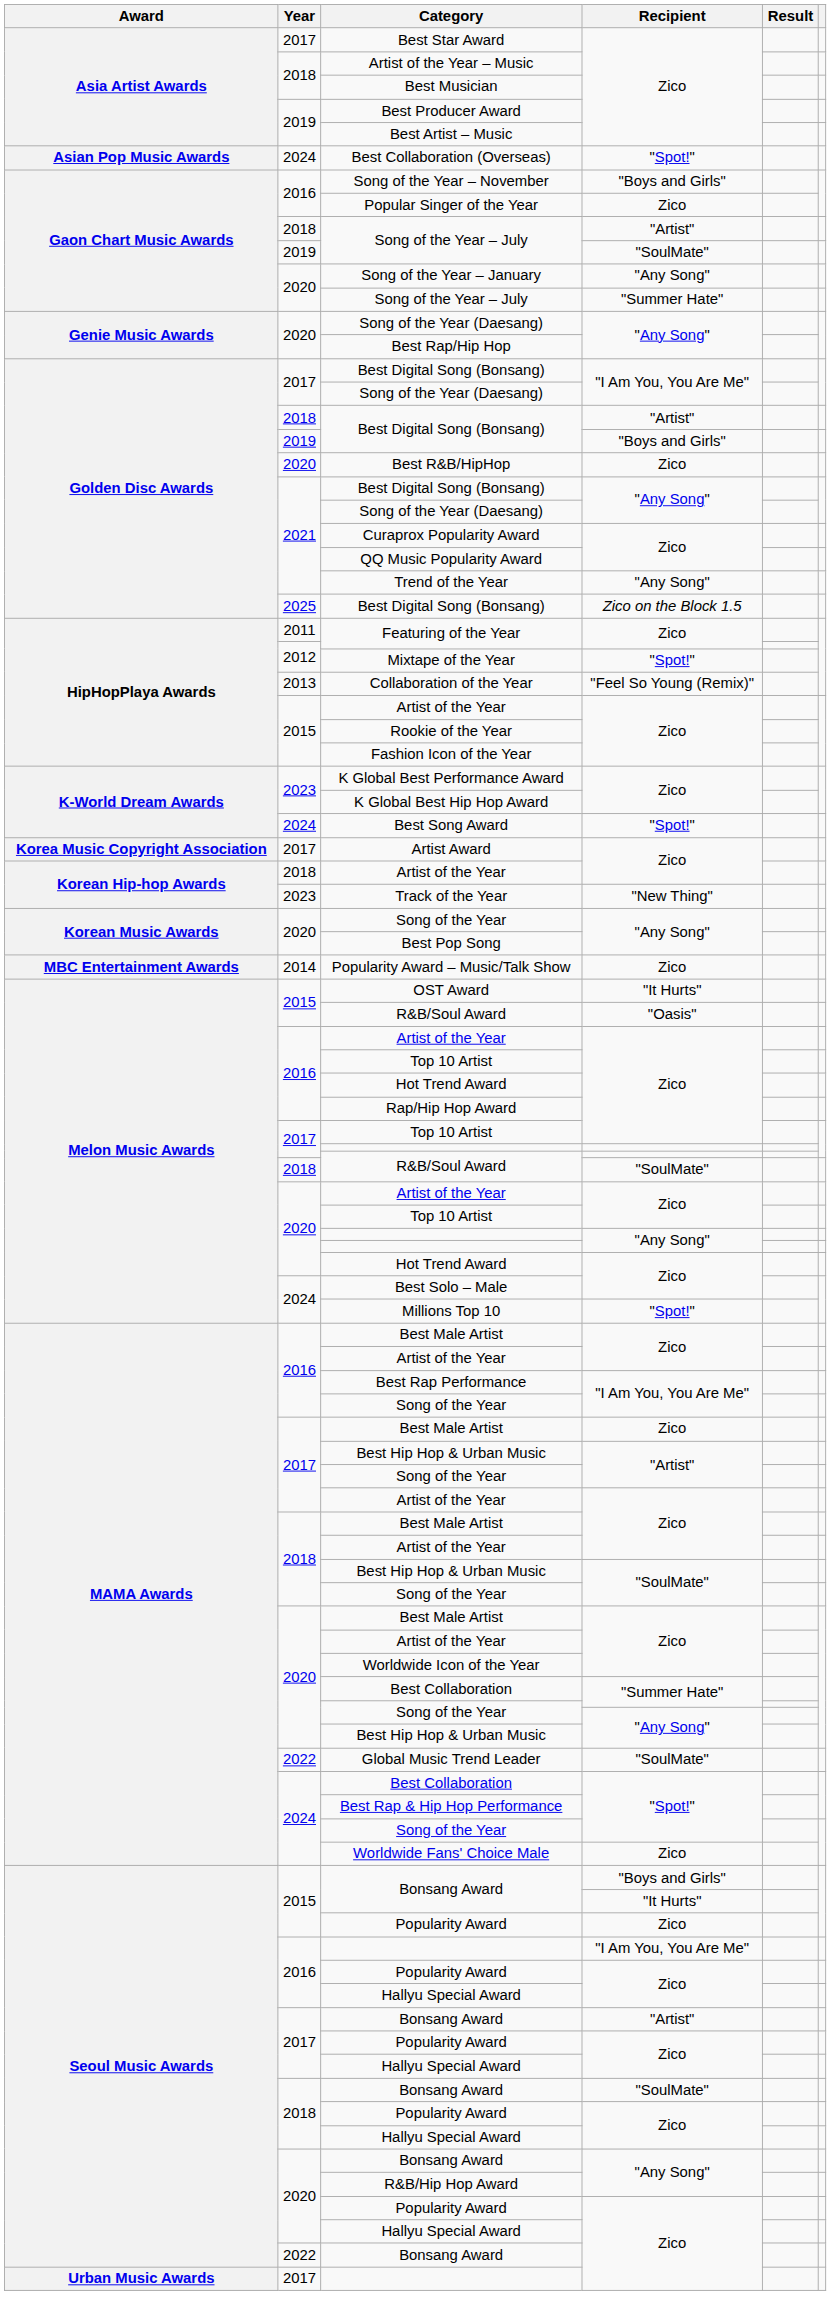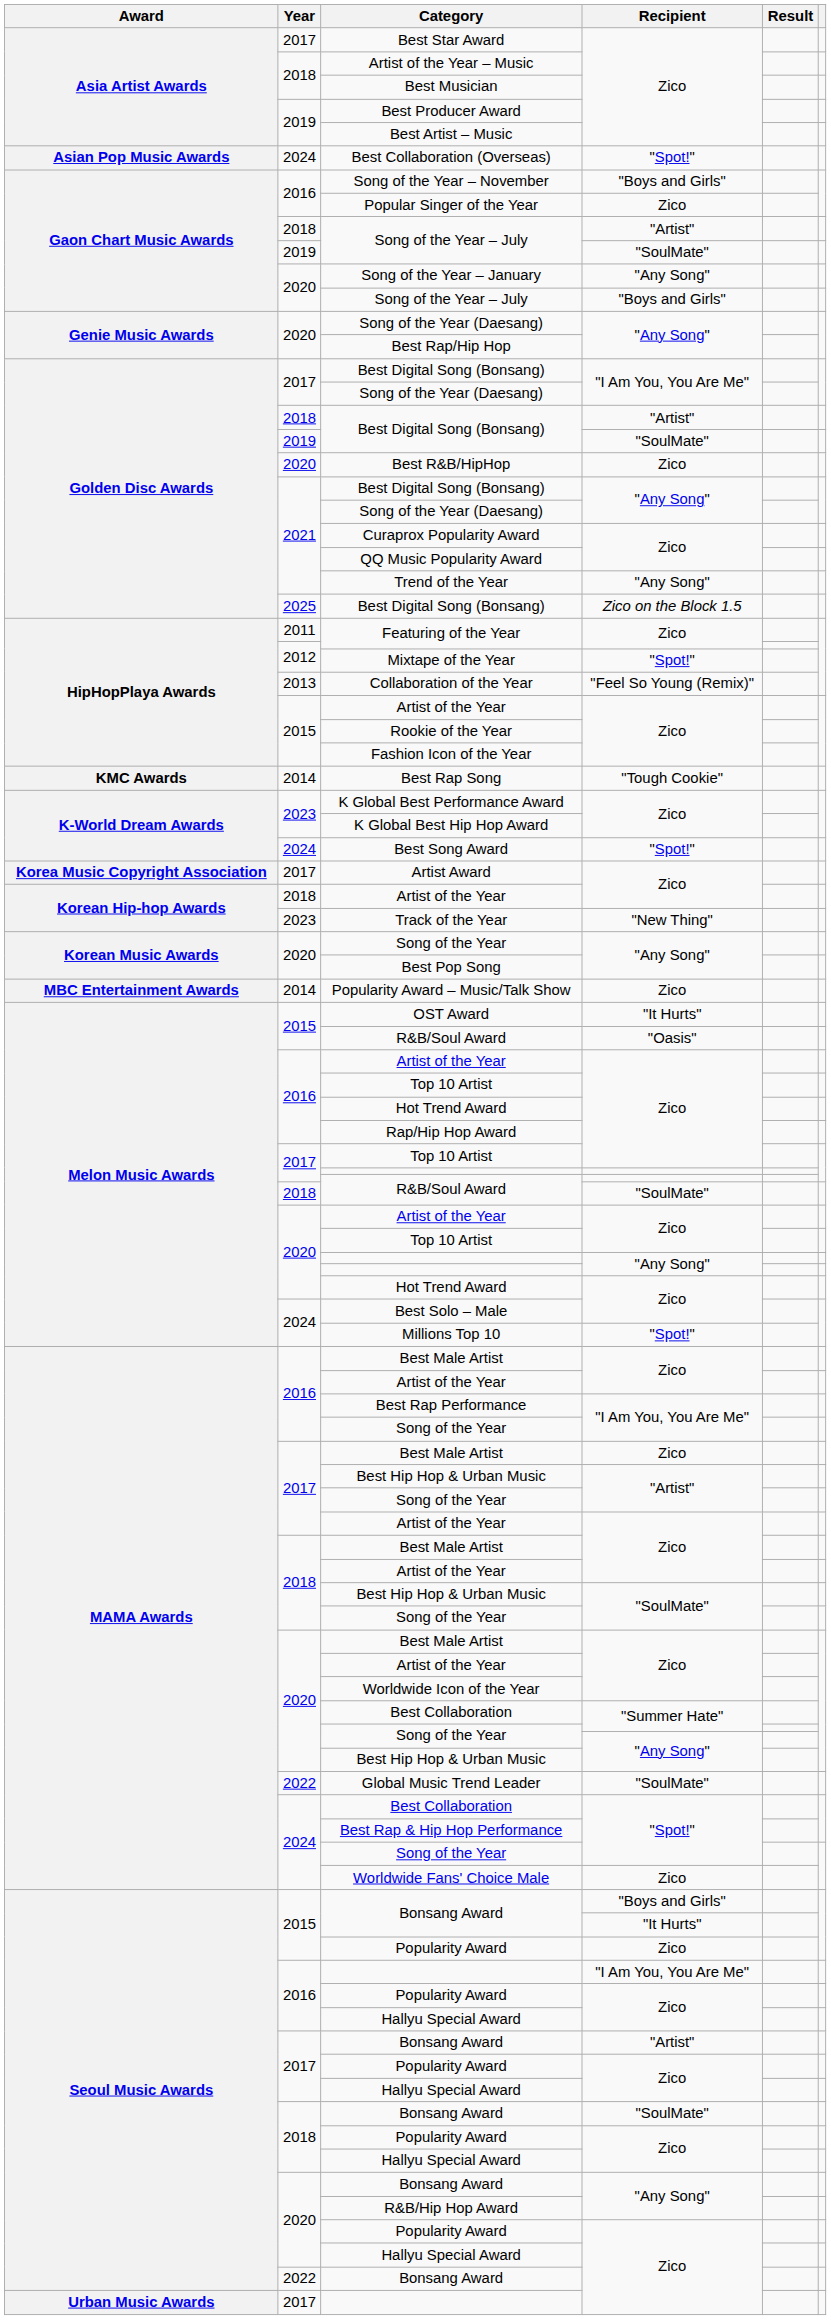(672, 299) "Summer Hate" -> (672, 299) "Boys and Girls"
(672, 441) "Boys and Girls" -> (672, 441) "SoulMate"
+ row: (299, 778)
